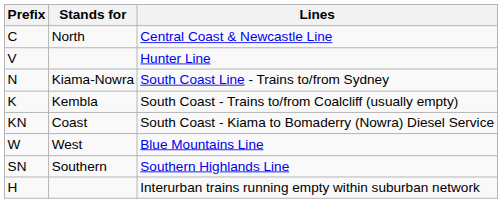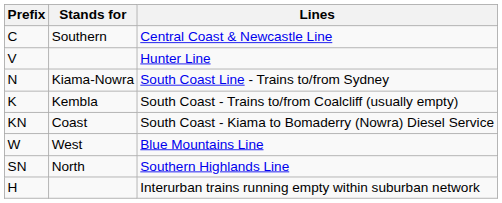(68, 36) North -> (79, 36) Southern
(79, 166) Southern -> (68, 166) North
